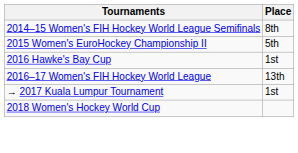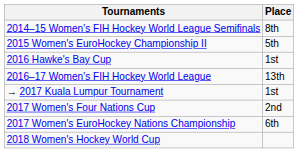+ row: (81, 108)
+ row: (121, 124)
